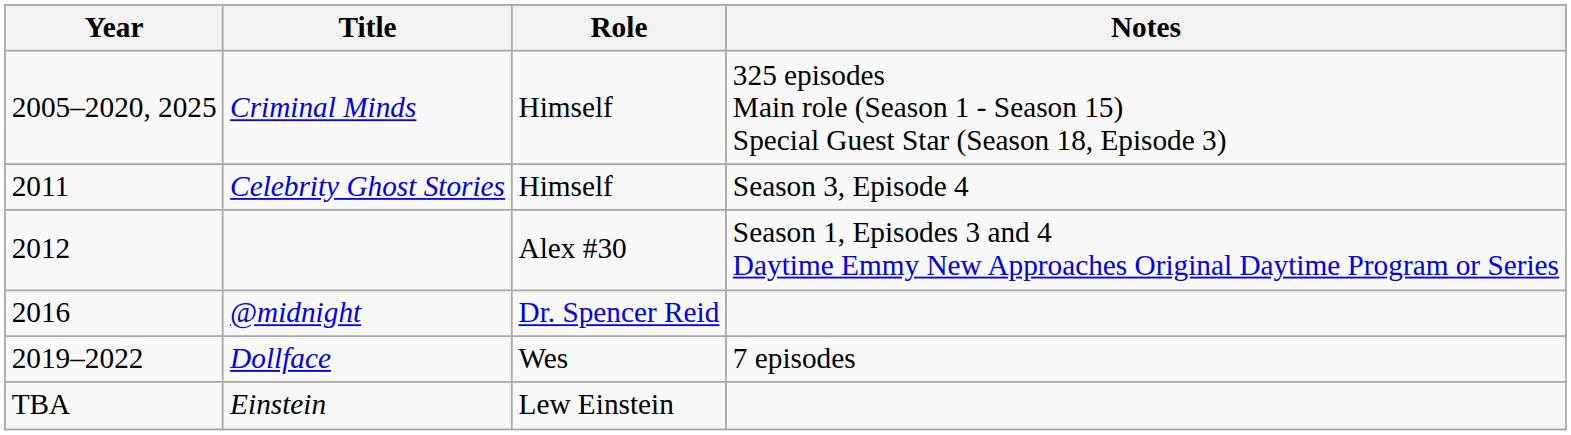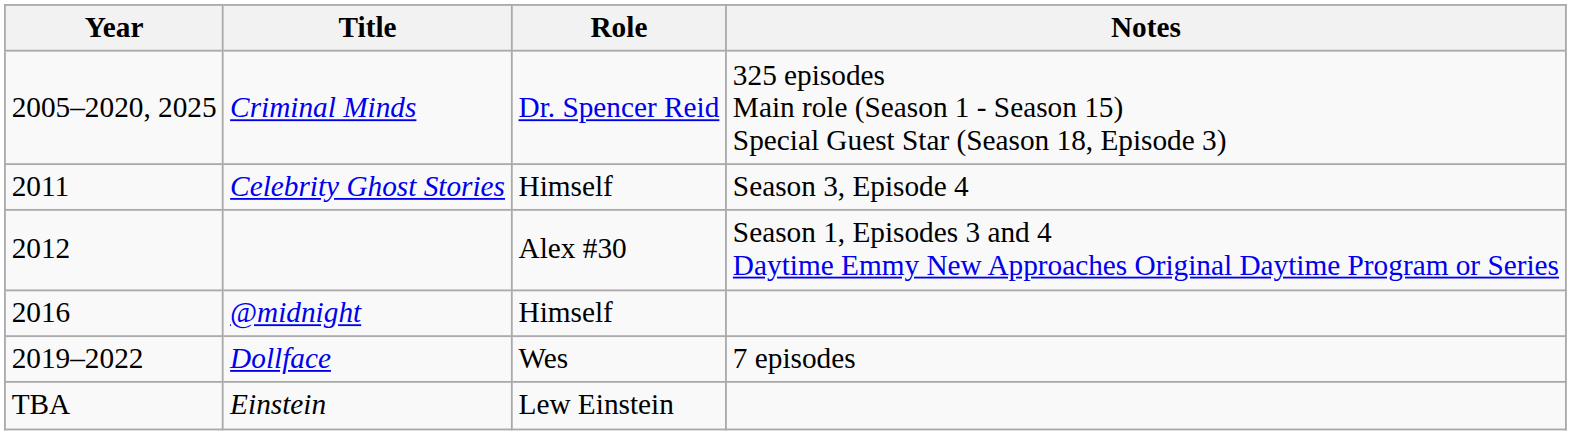(566, 107) Himself -> (619, 107) Dr. Spencer Reid
(619, 312) Dr. Spencer Reid -> (566, 312) Himself
